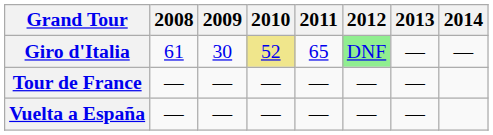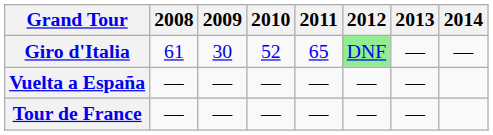(271, 51) khaki background -> (271, 51) no background
rows swapped: (77, 82) <-> (77, 113)
